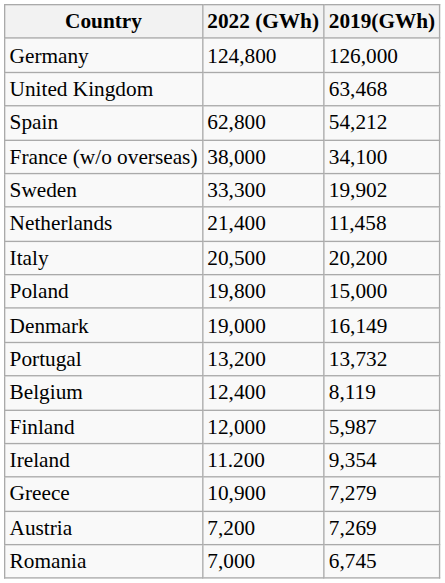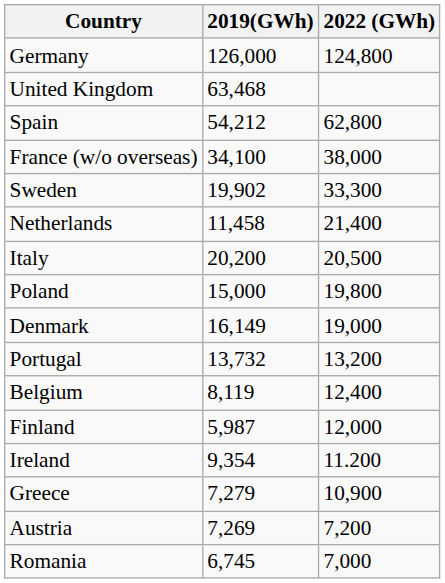columns swapped: (382, 21) <-> (263, 21)
